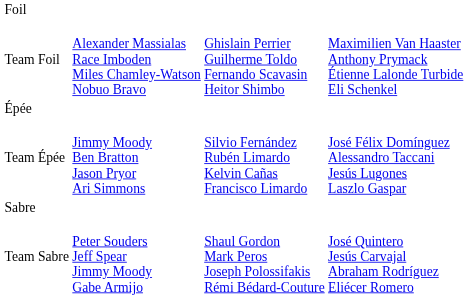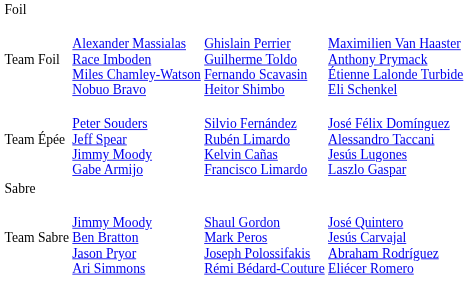- row: (18, 108)
(112, 165) Jimmy Moody Ben Bratton Jason Pryor Ari Simmons -> (112, 147) Peter Souders Jeff Spear Jimmy Moody Gabe Armijo
(112, 264) Peter Souders Jeff Spear Jimmy Moody Gabe Armijo -> (112, 245) Jimmy Moody Ben Bratton Jason Pryor Ari Simmons
